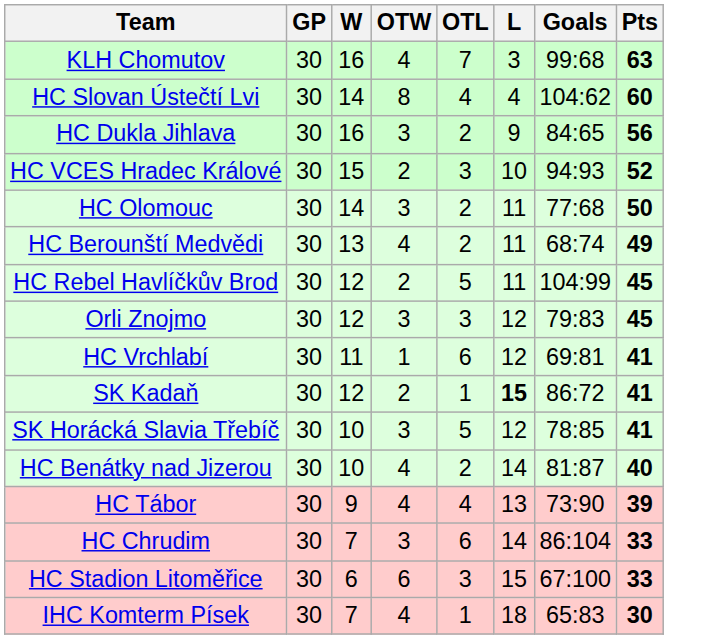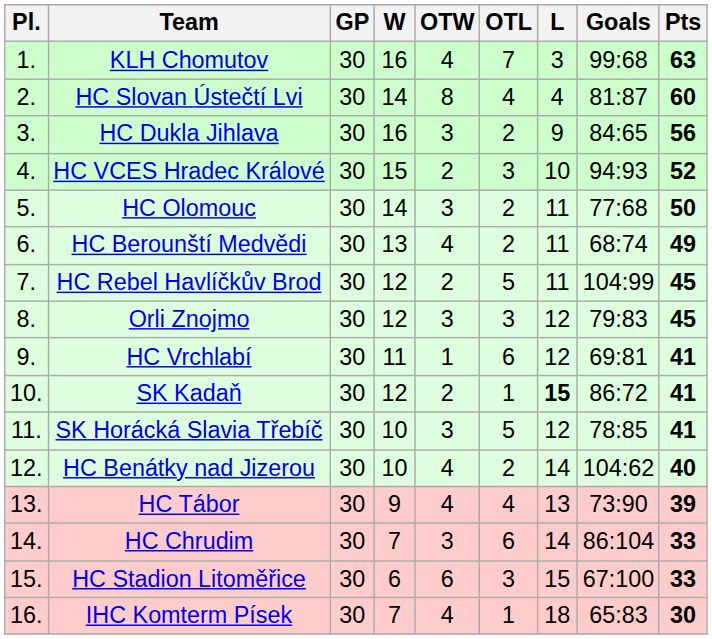+ column: (26, 23)
(575, 97) 104:62 -> (618, 97) 81:87
(575, 467) 81:87 -> (618, 467) 104:62
